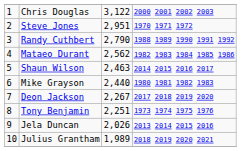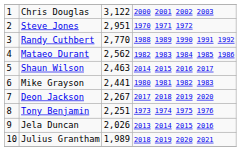(117, 40) 2,790 -> (117, 40) 2,770
(117, 82) 2,440 -> (117, 82) 2,441
